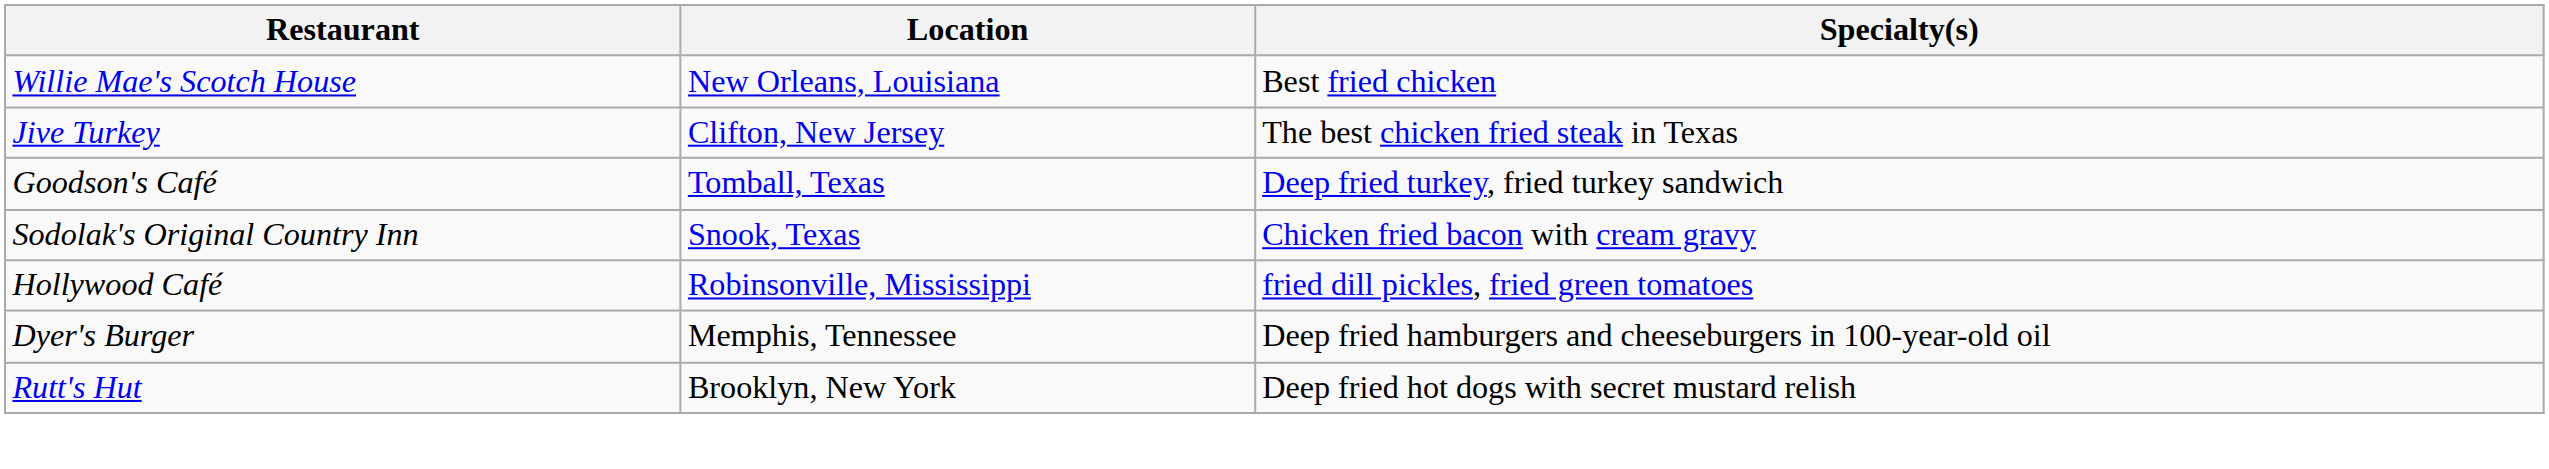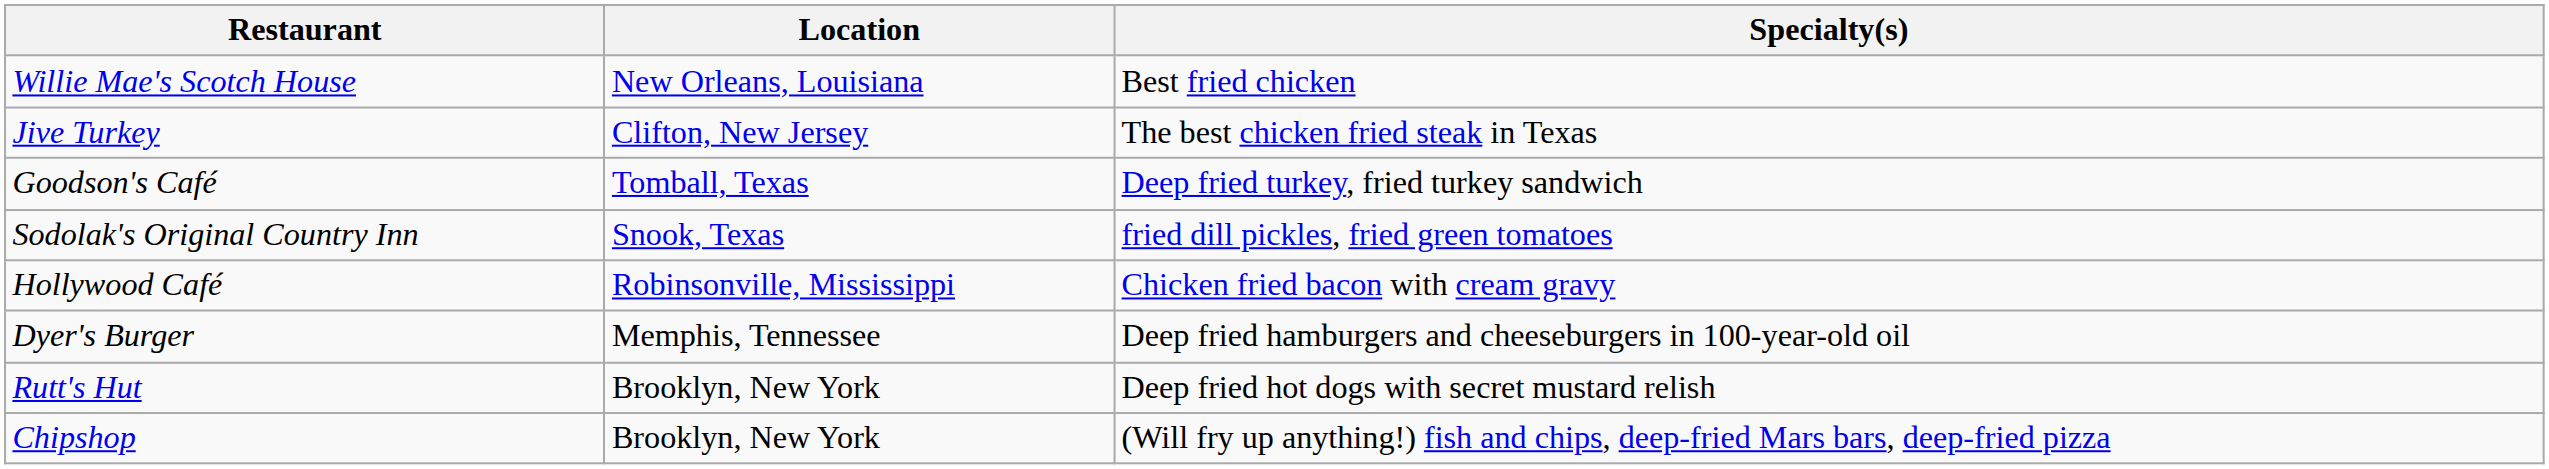(1509, 234) Chicken fried bacon with cream gravy -> (1367, 234) fried dill pickles, fried green tomatoes
(1508, 285) fried dill pickles, fried green tomatoes -> (1368, 285) Chicken fried bacon with cream gravy
+ row: (74, 438)
